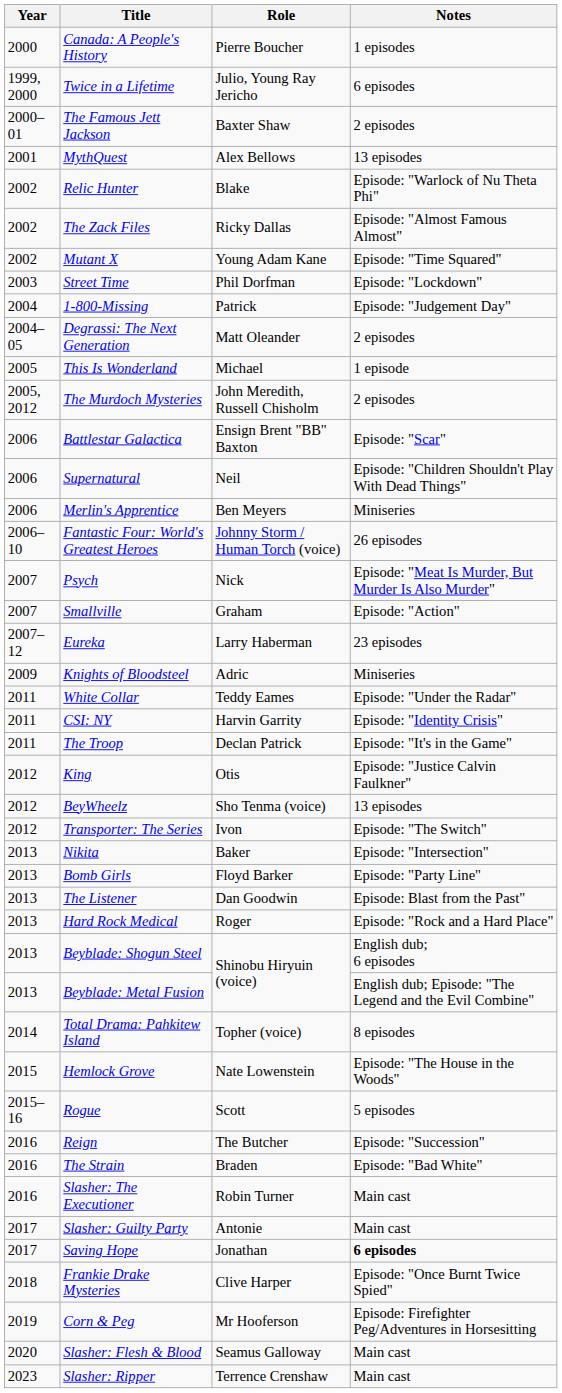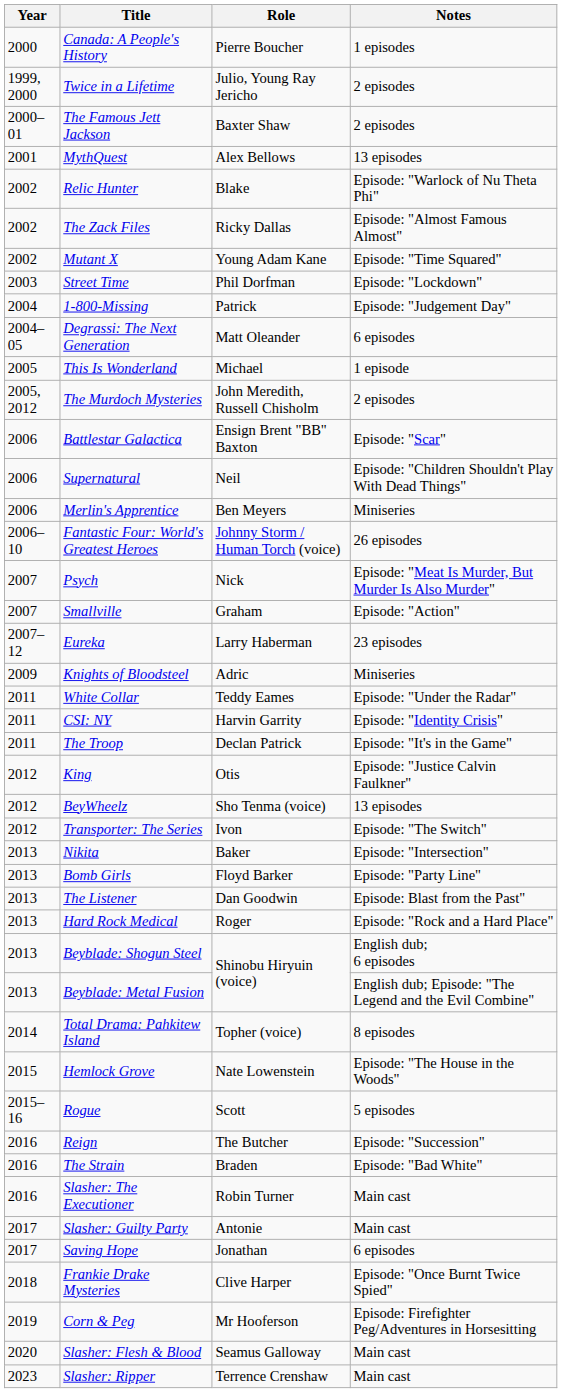(384, 86) 6 episodes -> (384, 86) 2 episodes
(384, 337) 2 episodes -> (384, 337) 6 episodes
(385, 1250) bold -> (384, 1250) normal
